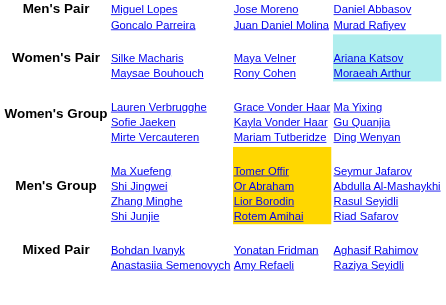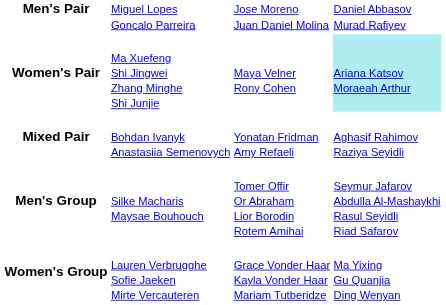(157, 66) Silke Macharis Maysae Bouhouch -> (147, 81) Ma Xuefeng Shi Jingwei Zhang Minghe Shi Junjie
rows swapped: (56, 249) <-> (56, 114)
(147, 194) Ma Xuefeng Shi Jingwei Zhang Minghe Shi Junjie -> (157, 209) Silke Macharis Maysae Bouhouch
(269, 194) gold background -> (269, 209) no background
